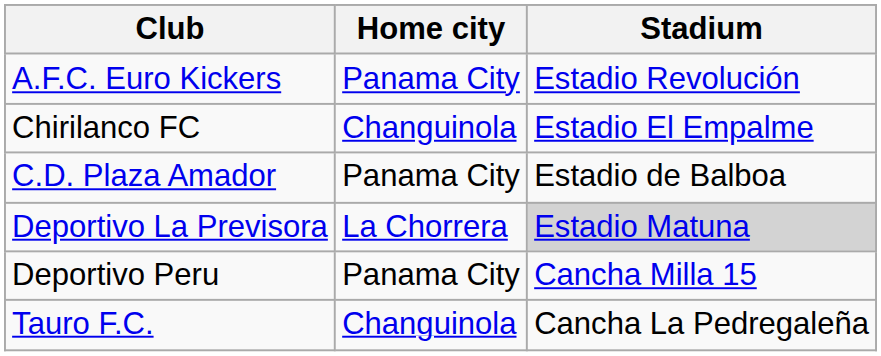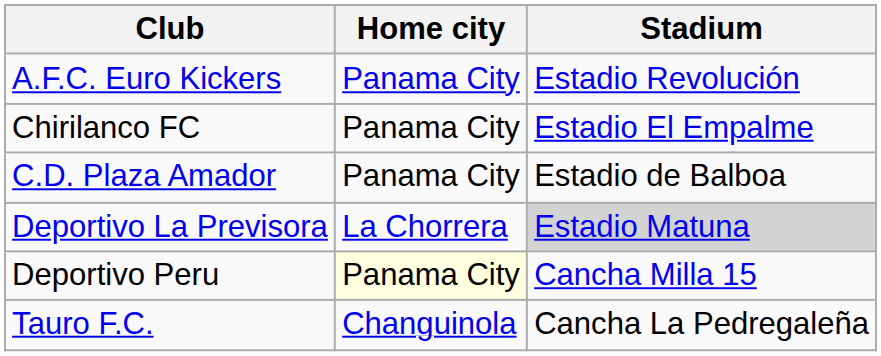(429, 127) Changuinola -> (431, 127) Panama City
(431, 275) no background -> (431, 275) lightyellow background
